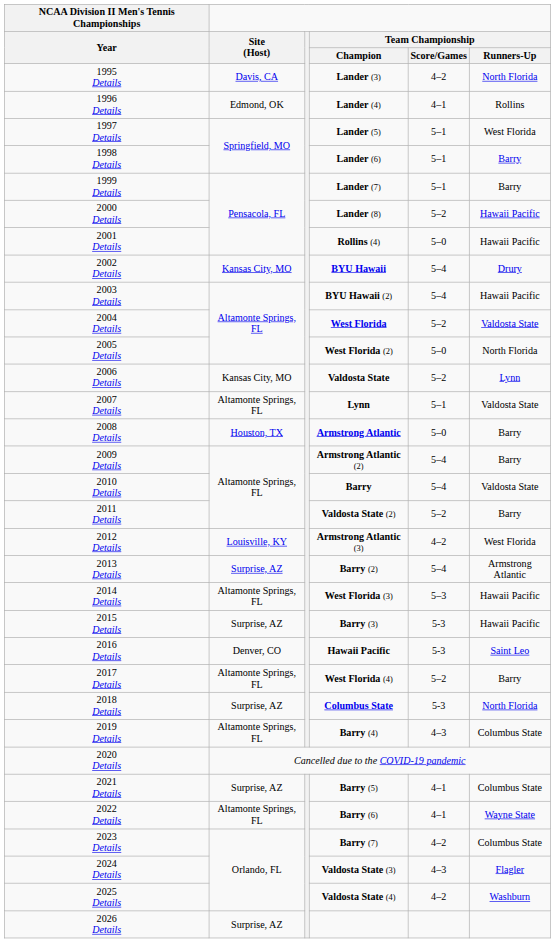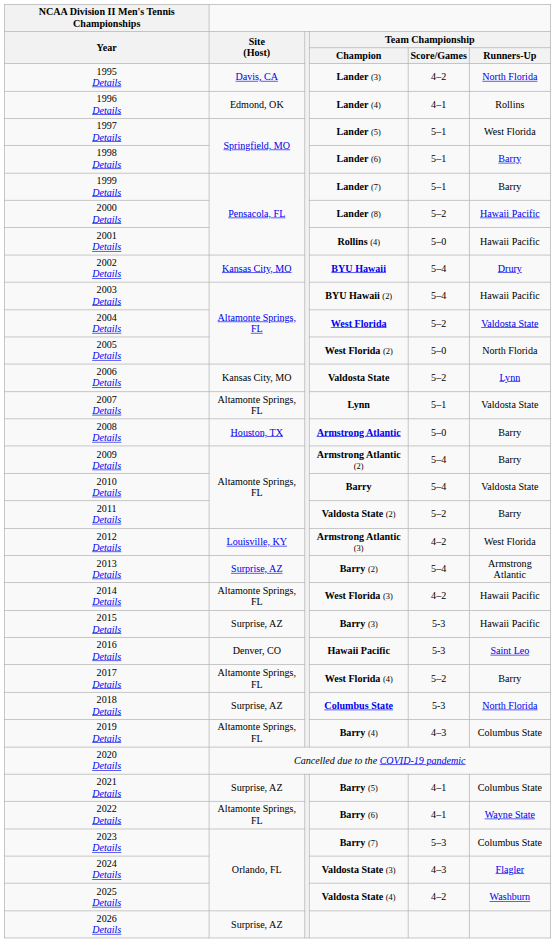(439, 596) 5–3 -> (439, 596) 4–2
(439, 842) 4–2 -> (439, 842) 5–3
